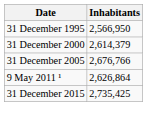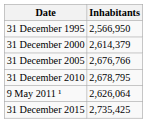+ row: (46, 77)
(110, 77) 2,626,864 -> (110, 93) 2,626,064
